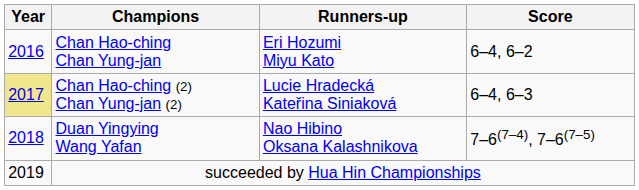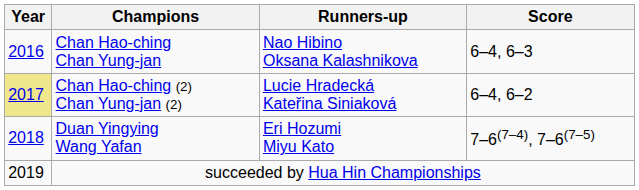(302, 51) Eri Hozumi Miyu Kato -> (340, 51) Nao Hibino Oksana Kalashnikova
(501, 51) 6–4, 6–2 -> (501, 51) 6–4, 6–3
(501, 94) 6–4, 6–3 -> (501, 94) 6–4, 6–2
(340, 138) Nao Hibino Oksana Kalashnikova -> (302, 138) Eri Hozumi Miyu Kato
